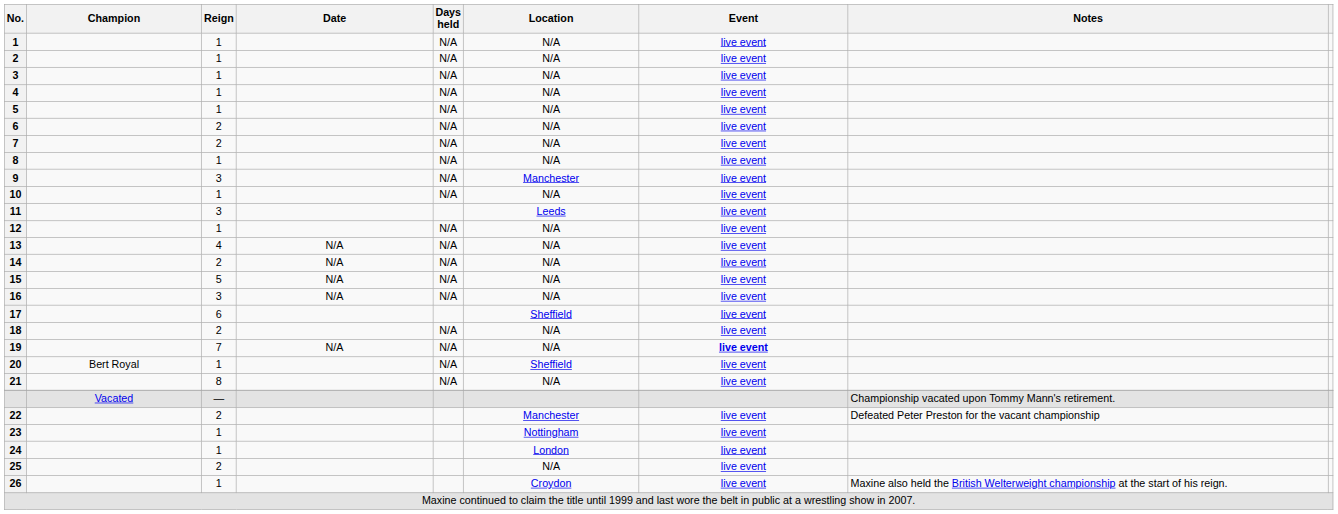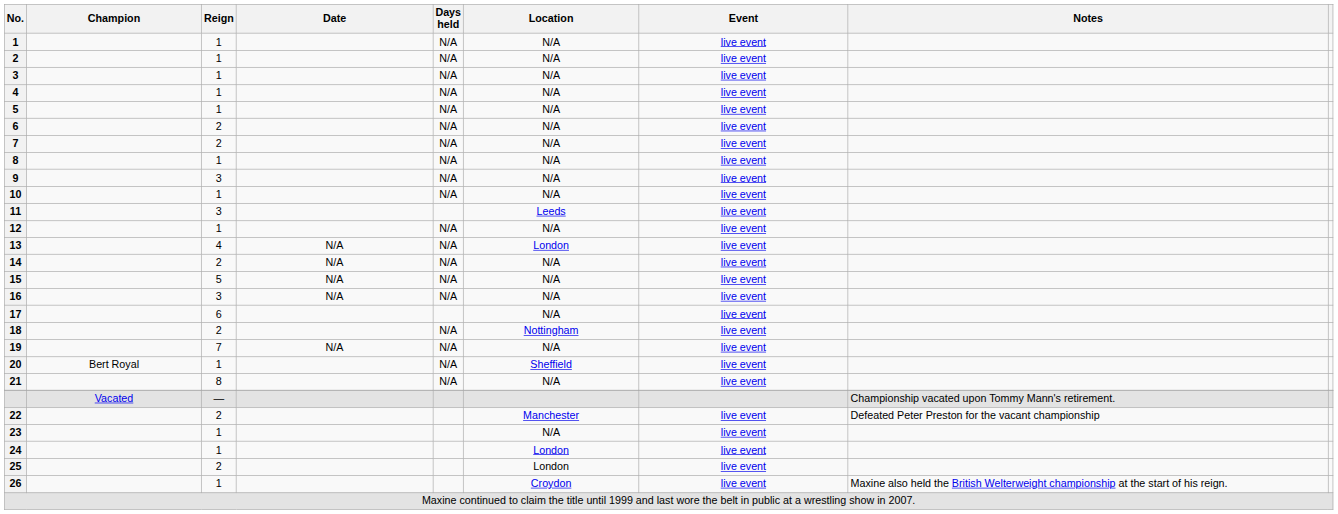(551, 178) Manchester -> (551, 178) N/A
(551, 246) N/A -> (551, 246) London
(551, 314) Sheffield -> (551, 314) N/A
(551, 331) N/A -> (551, 331) Nottingham
(743, 348) bold -> (743, 348) normal
(551, 433) Nottingham -> (551, 433) N/A
(551, 467) N/A -> (551, 467) London
